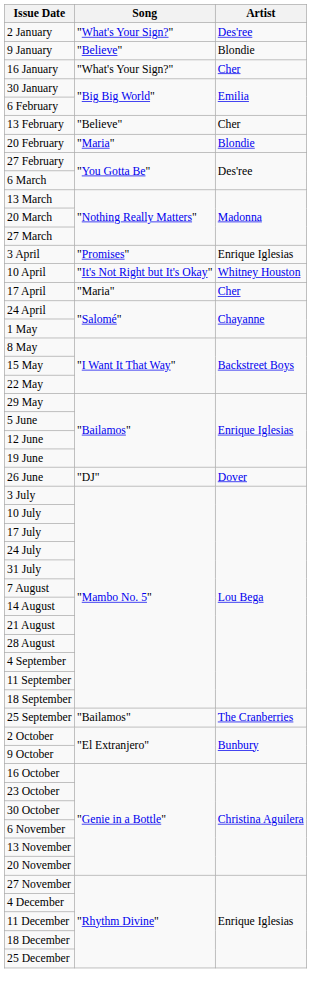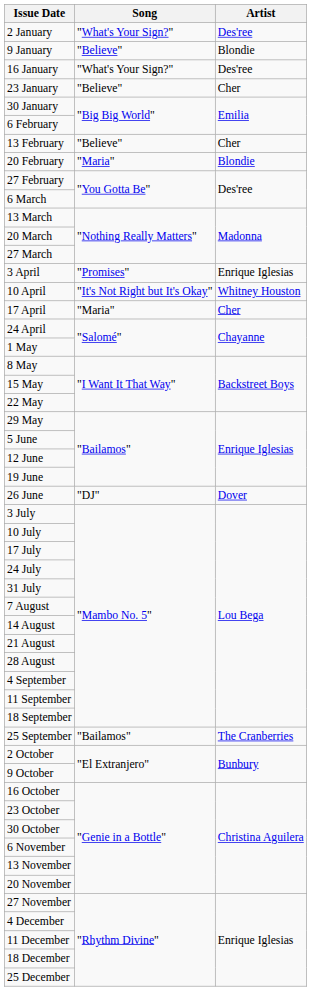(229, 69) Cher -> (235, 69) Des'ree
+ row: (33, 87)
